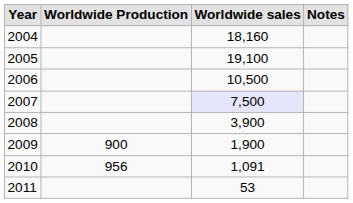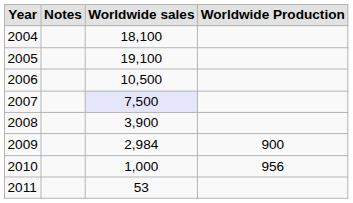columns swapped: (116, 15) <-> (326, 15)
(248, 36) 18,160 -> (141, 36) 18,100
(248, 144) 1,900 -> (141, 144) 2,984
(248, 166) 1,091 -> (141, 166) 1,000
